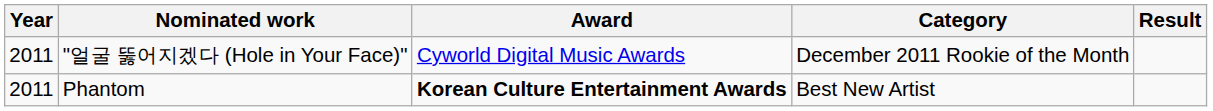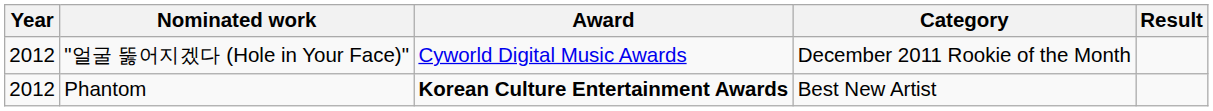(31, 55) 2011 -> (32, 55) 2012
(31, 89) 2011 -> (32, 89) 2012
